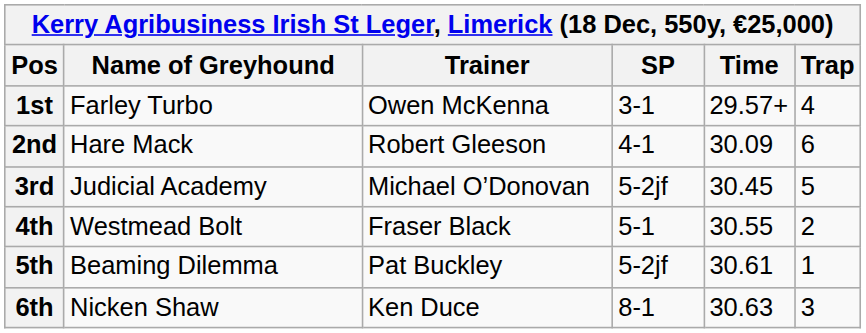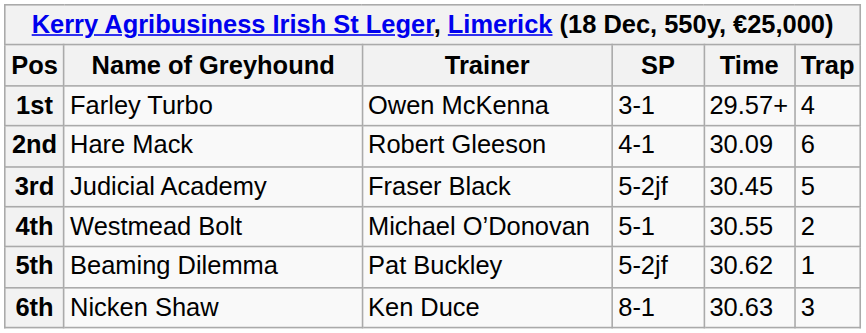(479, 186) Michael O’Donovan -> (439, 186) Fraser Black
(439, 226) Fraser Black -> (479, 226) Michael O’Donovan
(741, 266) 30.61 -> (741, 266) 30.62
